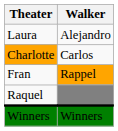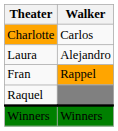rows swapped: (31, 54) <-> (22, 34)
